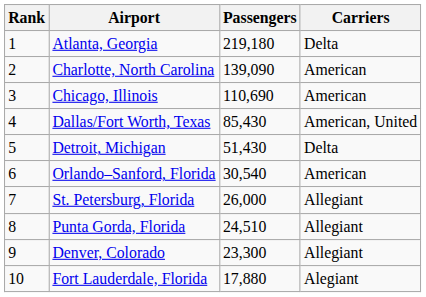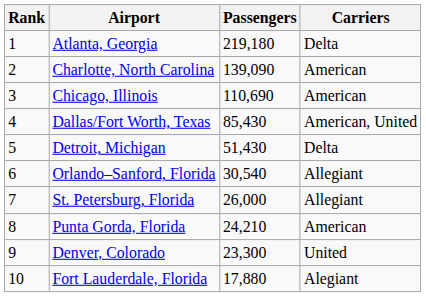(335, 174) American -> (333, 174) Allegiant
(245, 226) 24,510 -> (245, 226) 24,210
(333, 226) Allegiant -> (335, 226) American
(333, 252) Allegiant -> (326, 252) United
